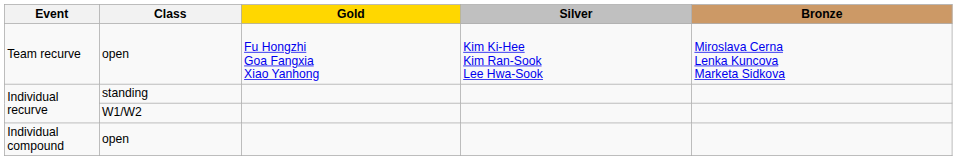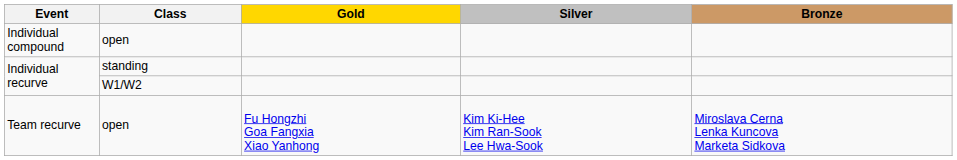rows swapped: (36, 139) <-> (44, 53)
